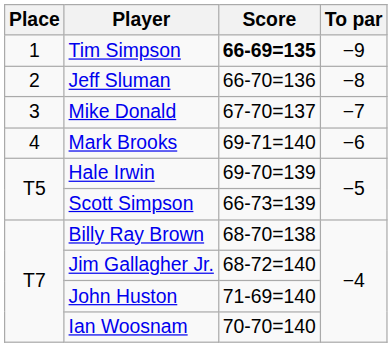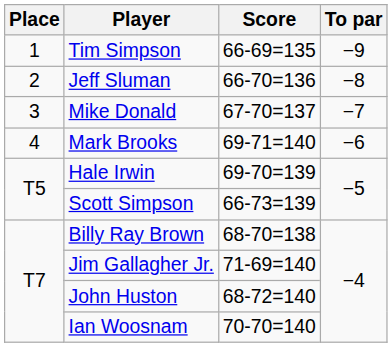(269, 50) bold -> (269, 50) normal
(269, 265) 68-72=140 -> (269, 265) 71-69=140
(269, 296) 71-69=140 -> (269, 296) 68-72=140
